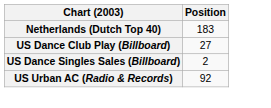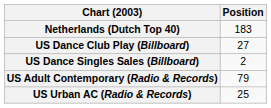+ row: (112, 78)
(205, 78) 92 -> (243, 95) 25
